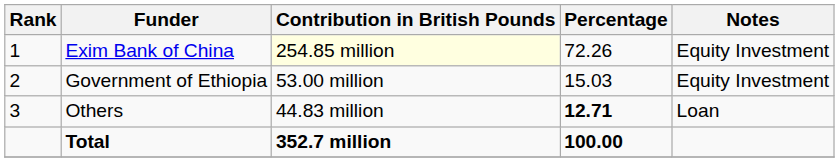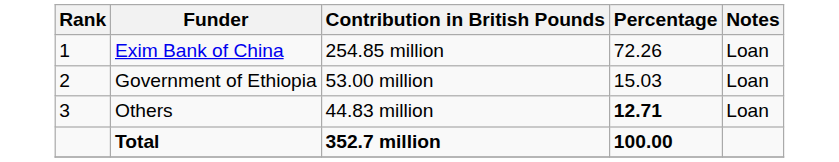(335, 50) lightyellow background -> (385, 50) no background
(753, 50) Equity Investment -> (748, 50) Loan
(753, 80) Equity Investment -> (748, 80) Loan
